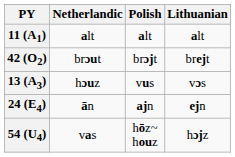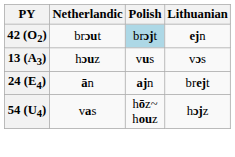- row: (27, 36)
(145, 59) no background -> (145, 36) lightblue background
(198, 59) brejt -> (198, 36) ejn
(198, 106) ejn -> (198, 82) brejt
